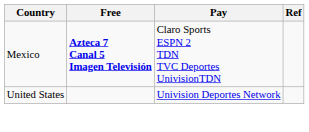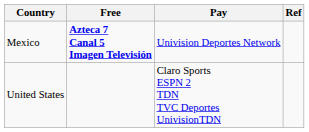(189, 54) Claro Sports ESPN 2 TDN TVC Deportes UnivisionTDN -> (219, 42) Univision Deportes Network
(219, 95) Univision Deportes Network -> (189, 95) Claro Sports ESPN 2 TDN TVC Deportes UnivisionTDN
